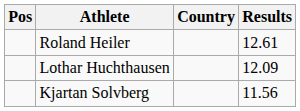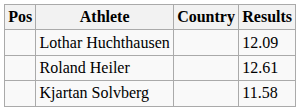rows swapped: (85, 42) <-> (105, 67)
(260, 93) 11.56 -> (260, 93) 11.58
